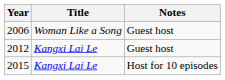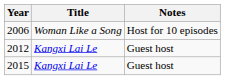(150, 30) Guest host -> (172, 30) Host for 10 episodes
(172, 65) Host for 10 episodes -> (150, 65) Guest host
